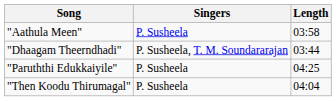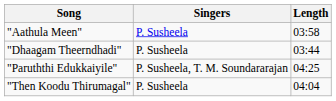(212, 50) P. Susheela, T. M. Soundararajan -> (162, 50) P. Susheela
(162, 68) P. Susheela -> (212, 68) P. Susheela, T. M. Soundararajan
